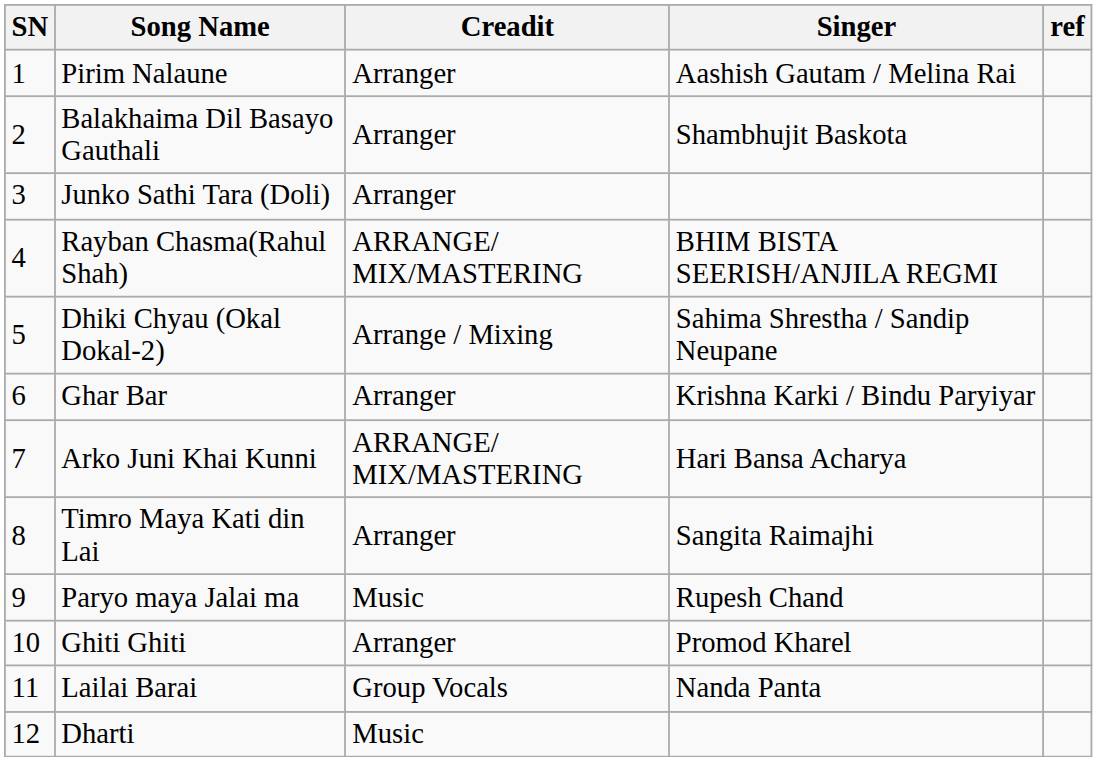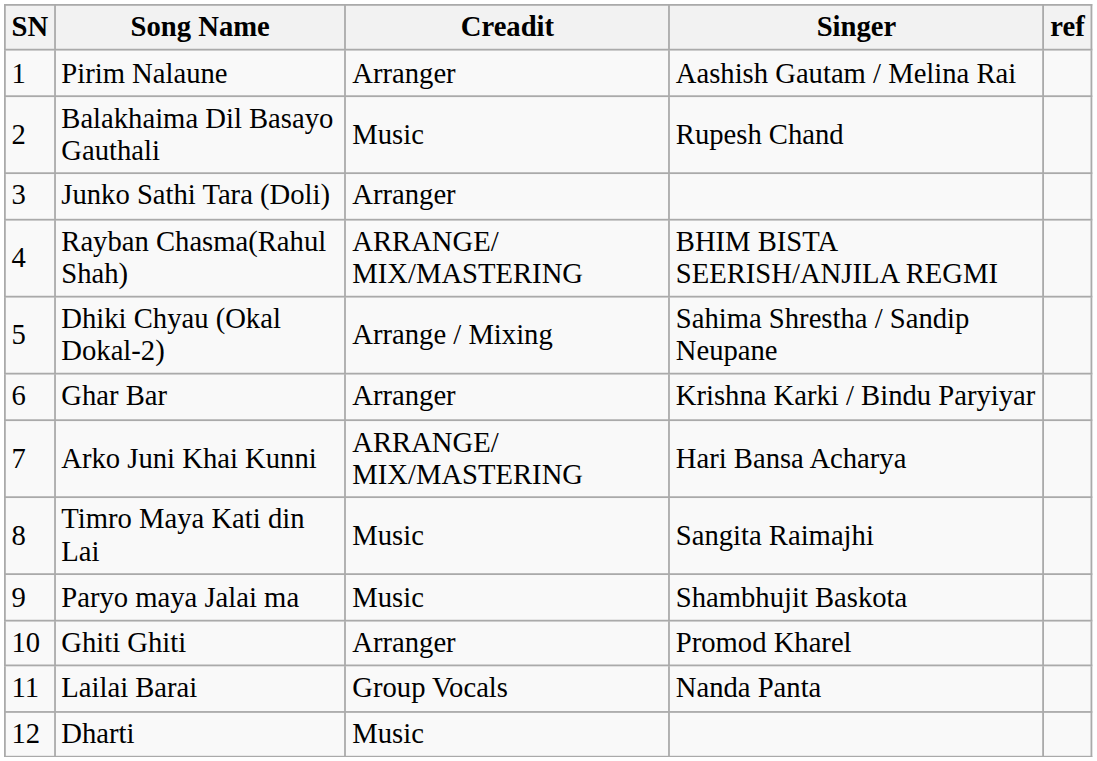(404, 134) Arranger -> (388, 134) Music
(792, 134) Shambhujit Baskota -> (760, 134) Rupesh Chand
(404, 535) Arranger -> (388, 535) Music
(760, 597) Rupesh Chand -> (792, 597) Shambhujit Baskota
